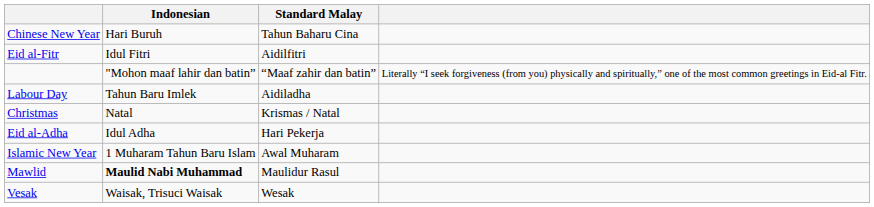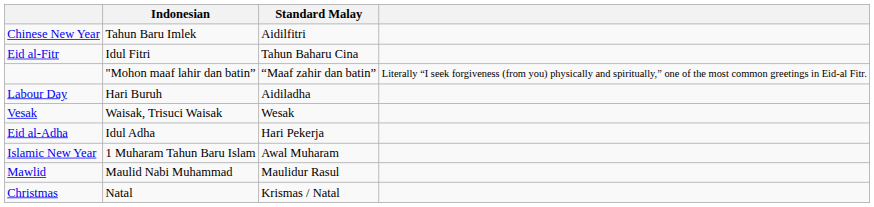(134, 34) Hari Buruh -> (151, 34) Tahun Baru Imlek
(310, 34) Tahun Baharu Cina -> (284, 34) Aidilfitri
(284, 53) Aidilfitri -> (310, 53) Tahun Baharu Cina
(151, 93) Tahun Baru Imlek -> (134, 93) Hari Buruh
rows swapped: (22, 192) <-> (33, 113)
(174, 172) bold -> (169, 172) normal
